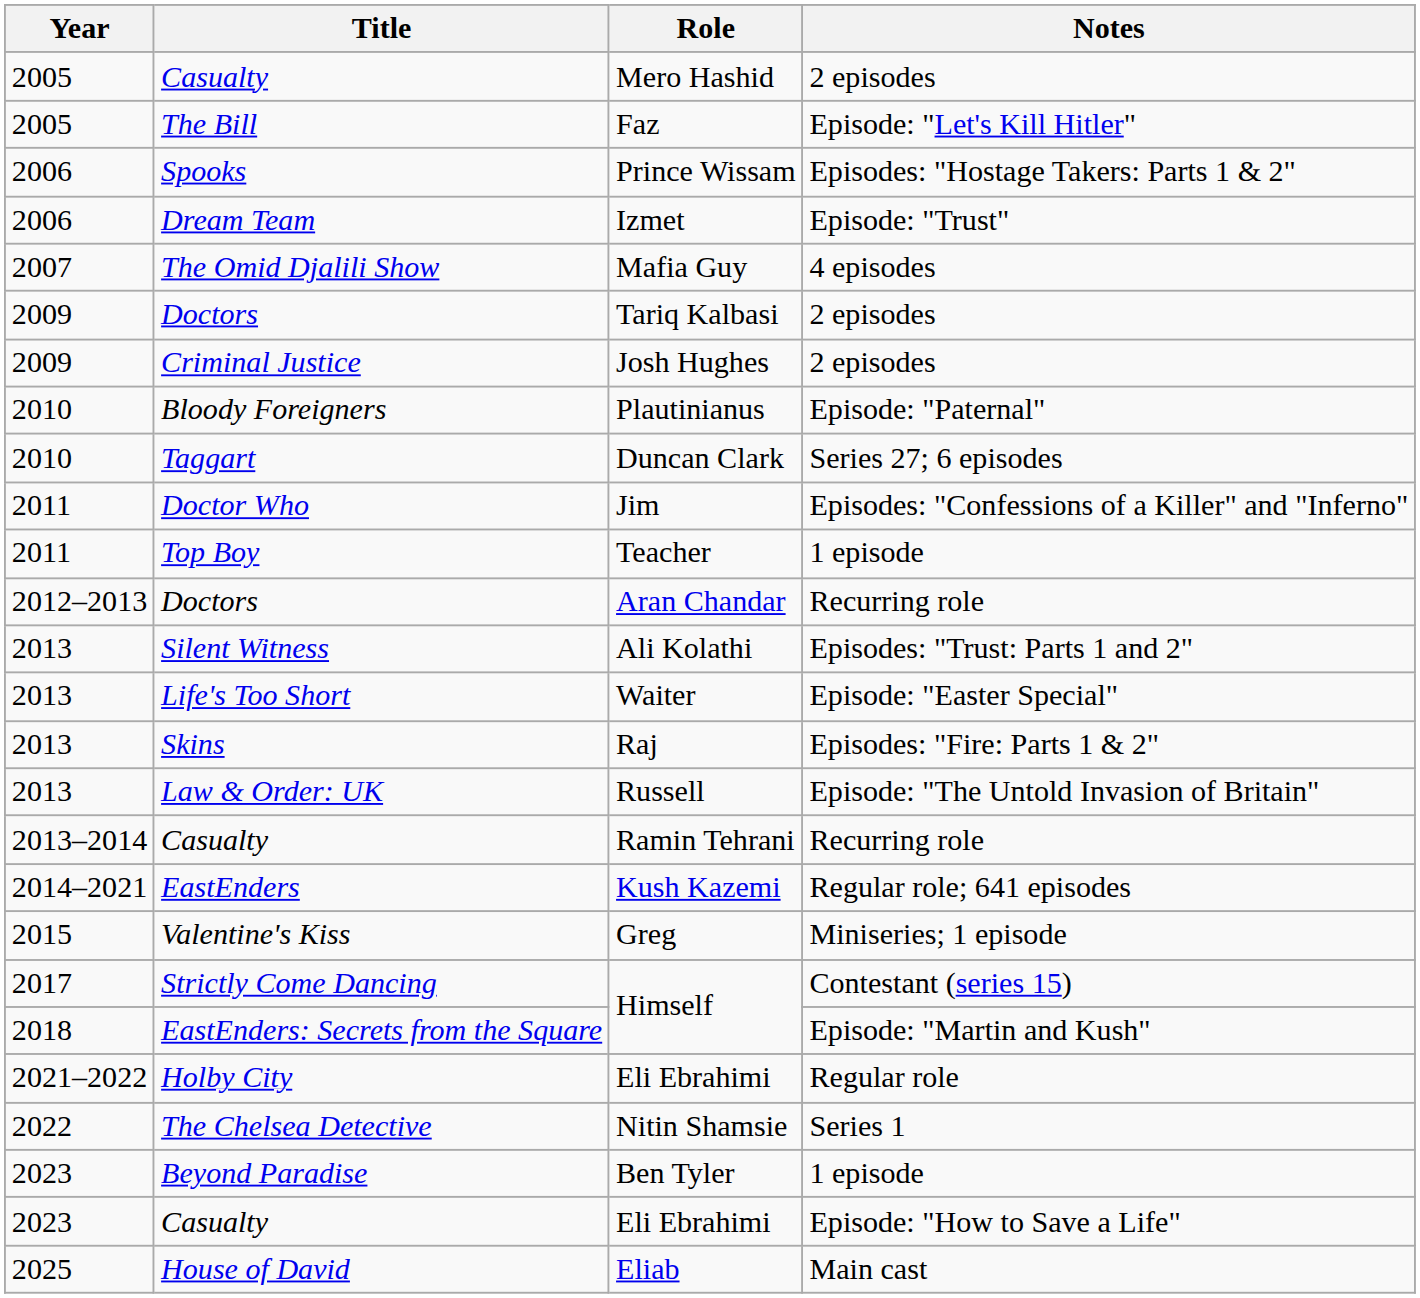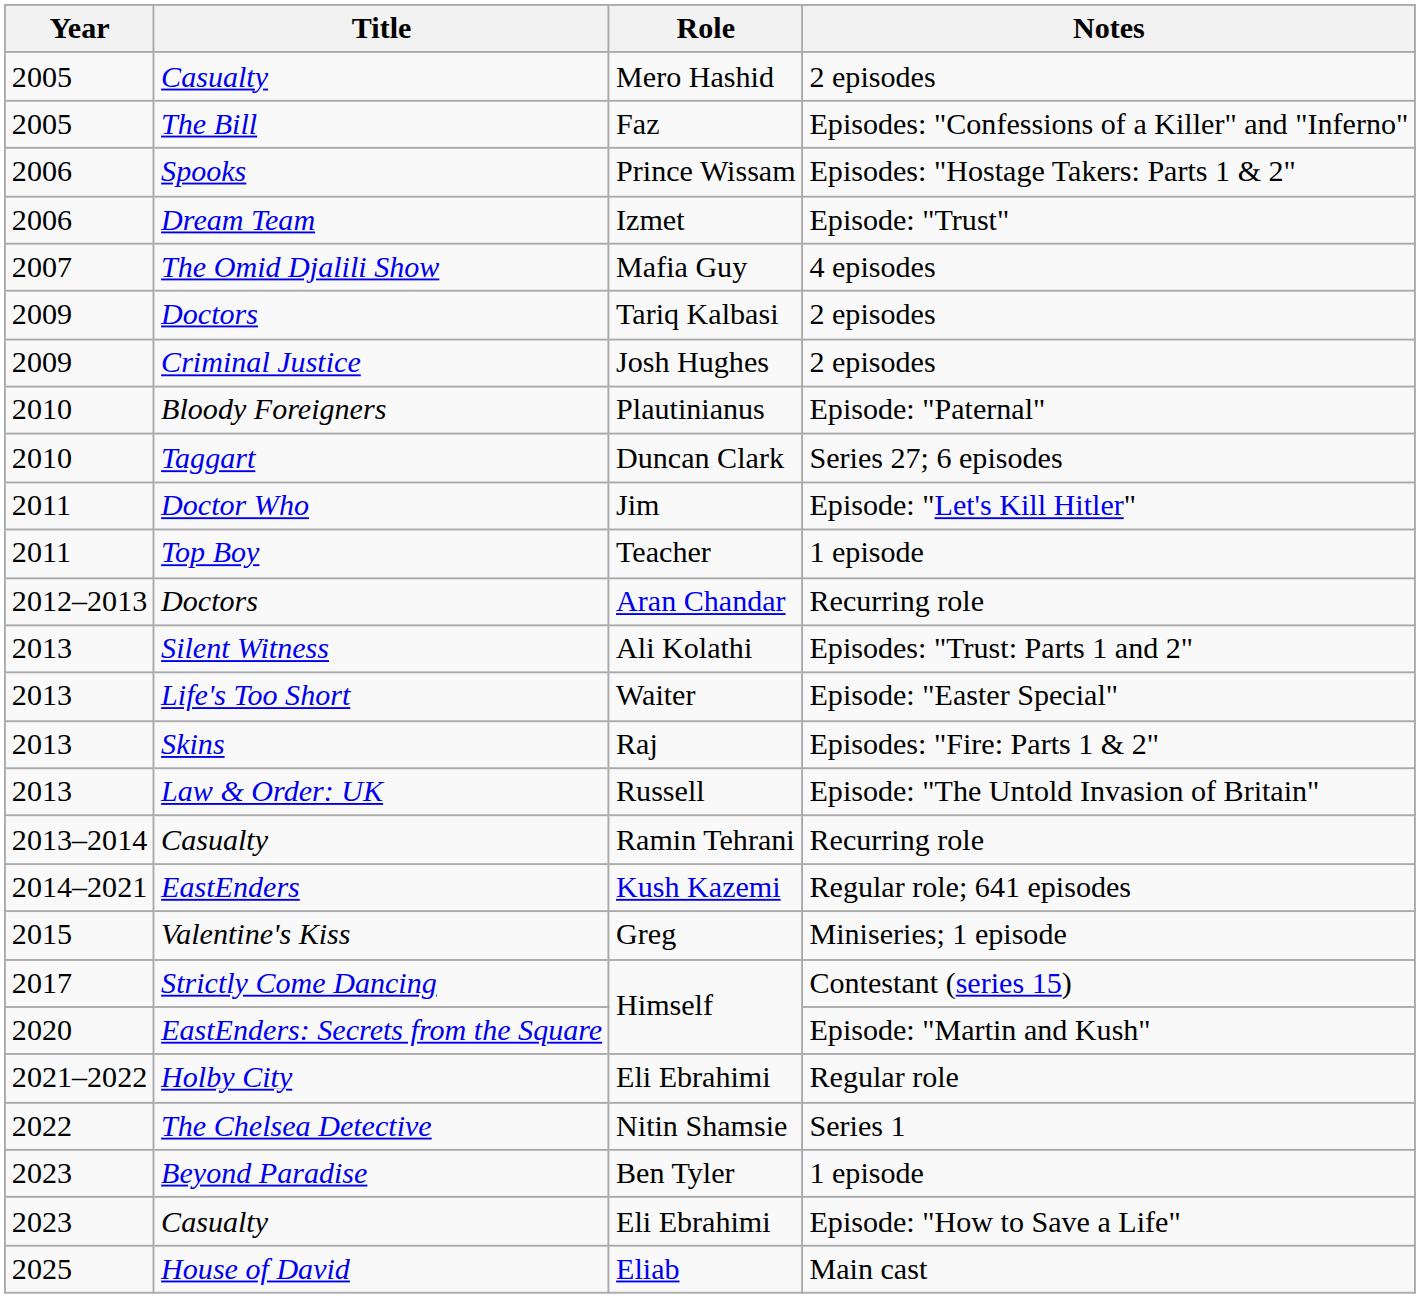(973, 123) Episode: "Let's Kill Hitler" -> (1109, 123) Episodes: "Confessions of a Killer" and "Inferno"
(1109, 505) Episodes: "Confessions of a Killer" and "Inferno" -> (973, 505) Episode: "Let's Kill Hitler"
(42, 1030) 2018 -> (42, 1030) 2020
